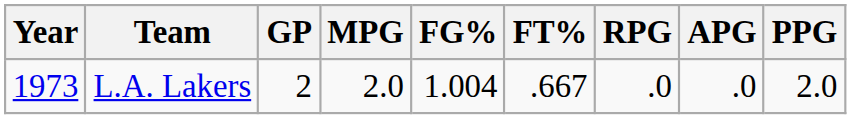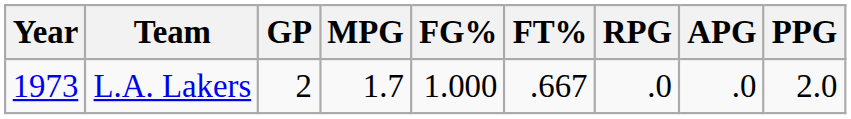(383, 85) 2.0 -> (383, 85) 1.7
(461, 85) 1.004 -> (461, 85) 1.000
